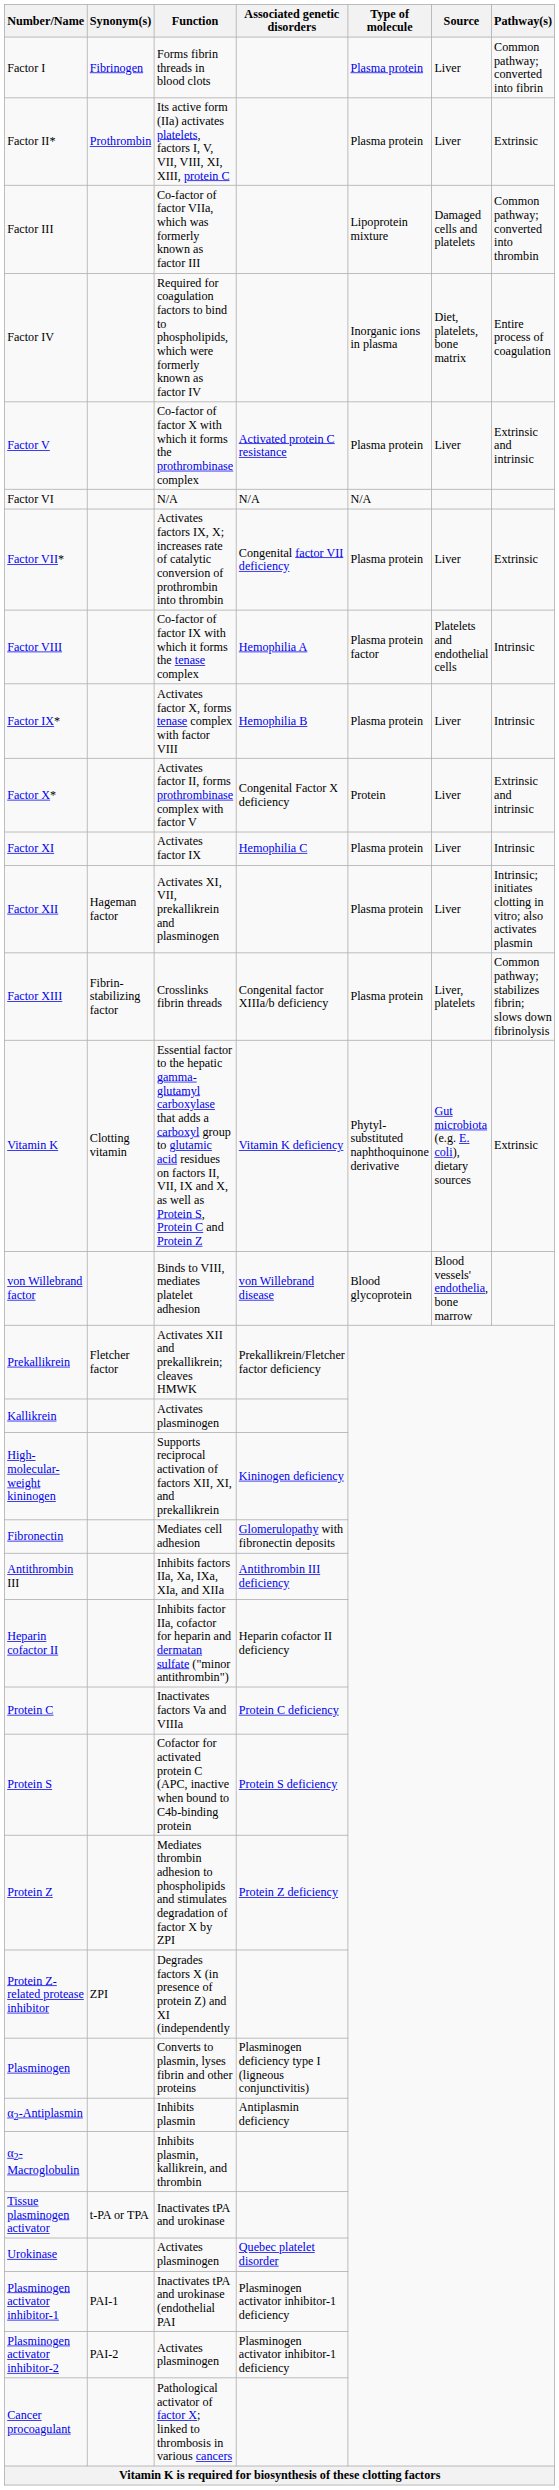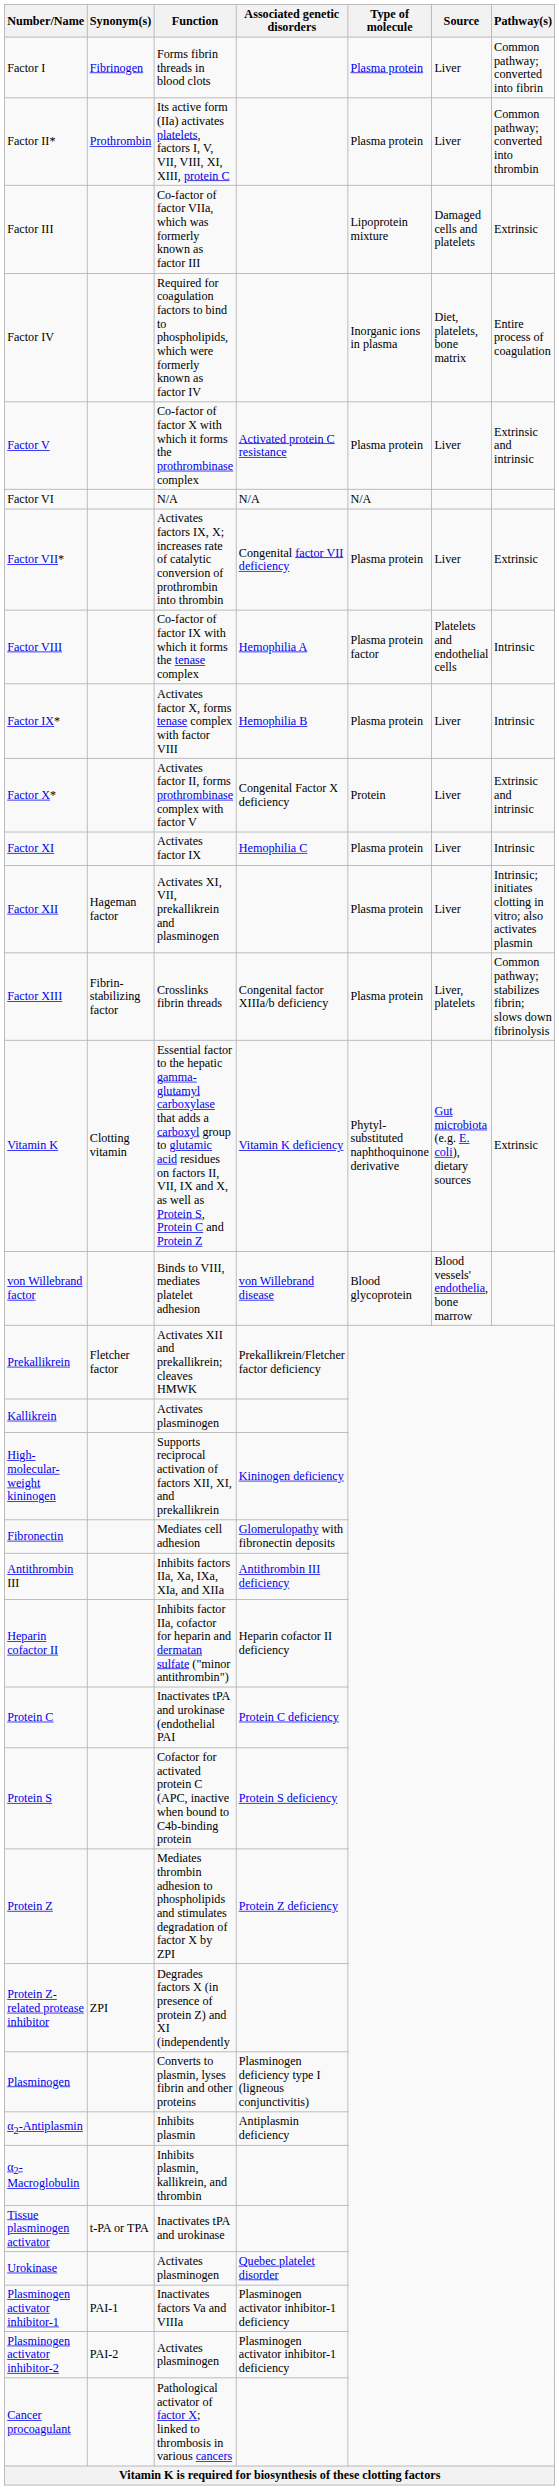(516, 141) Extrinsic -> (518, 141) Common pathway; converted into thrombin
(518, 229) Common pathway; converted into thrombin -> (516, 229) Extrinsic
(192, 1710) Inactivates factors Va and VIIIa -> (194, 1717) Inactivates tPA and urokinase (endothelial PAI
(194, 2301) Inactivates tPA and urokinase (endothelial PAI -> (192, 2308) Inactivates factors Va and VIIIa
